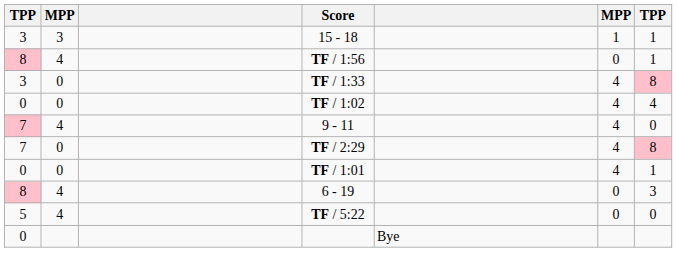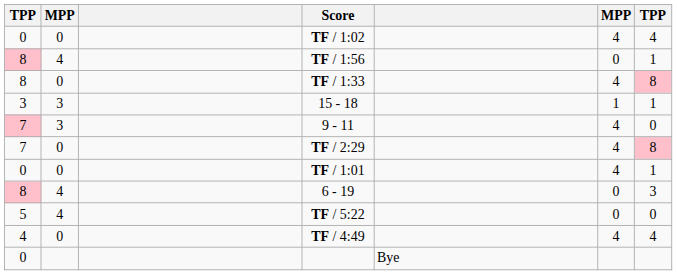rows swapped: (338, 103) <-> (338, 37)
(23, 81) 3 -> (23, 81) 8
(60, 125) 4 -> (60, 125) 3
+ row: (338, 236)
